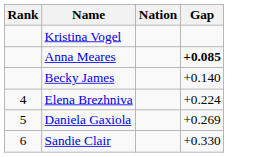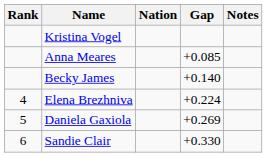+ column: (243, 15)
(202, 57) bold -> (202, 57) normal
